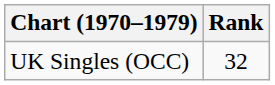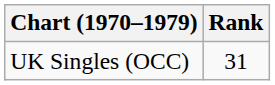(236, 60) 32 -> (236, 60) 31
